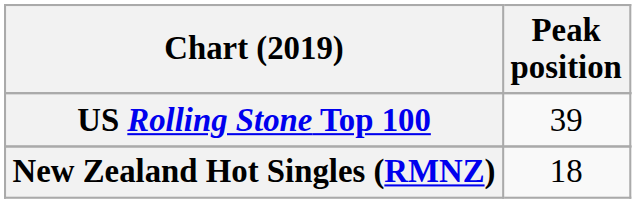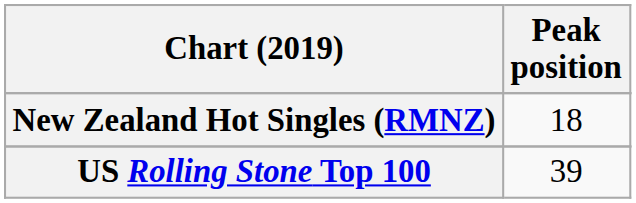rows swapped: (254, 171) <-> (254, 119)
